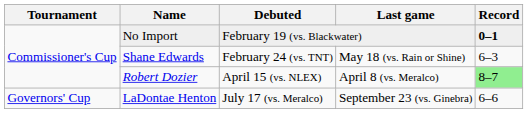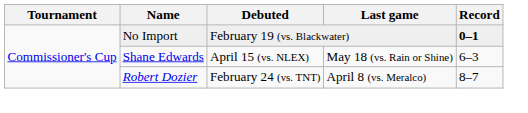(278, 56) February 24 (vs. TNT) -> (259, 56) April 15 (vs. NLEX)
(272, 77) April 15 (vs. NLEX) -> (265, 77) February 24 (vs. TNT)
(488, 77) lightgreen background -> (469, 77) no background
- row: (169, 98)
